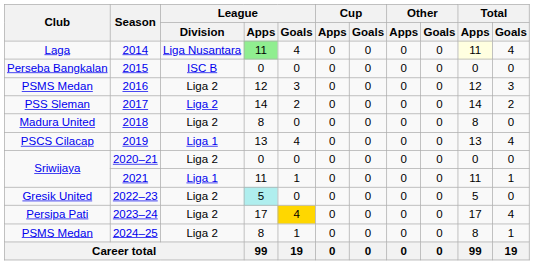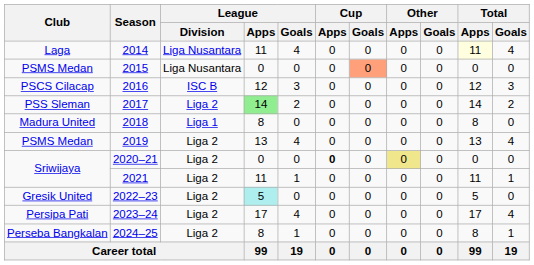(261, 50) lightgreen background -> (261, 50) no background
(57, 68) Perseba Bangkalan -> (57, 68) PSMS Medan
(202, 68) ISC B -> (202, 68) Liga Nusantara
(368, 68) no background -> (368, 68) lightsalmon background
(57, 86) PSMS Medan -> (57, 86) PSCS Cilacap
(202, 86) Liga 2 -> (202, 86) ISC B
(261, 104) no background -> (261, 104) lightgreen background
(202, 123) Liga 2 -> (202, 123) Liga 1
(57, 141) PSCS Cilacap -> (57, 141) PSMS Medan
(202, 141) Liga 1 -> (202, 141) Liga 2
(332, 159) normal -> (332, 159) bold
(404, 159) no background -> (404, 159) khaki background
(202, 178) Liga 1 -> (202, 178) Liga 2
(297, 214) gold background -> (297, 214) no background
(57, 232) PSMS Medan -> (57, 232) Perseba Bangkalan
